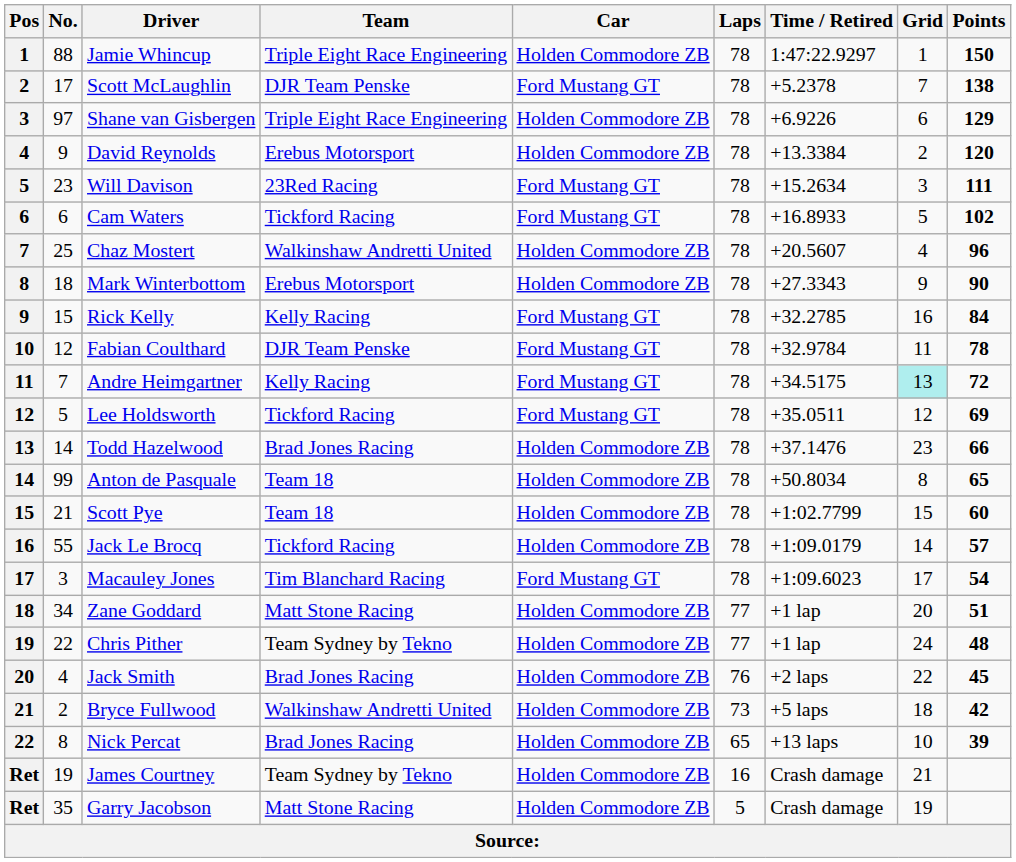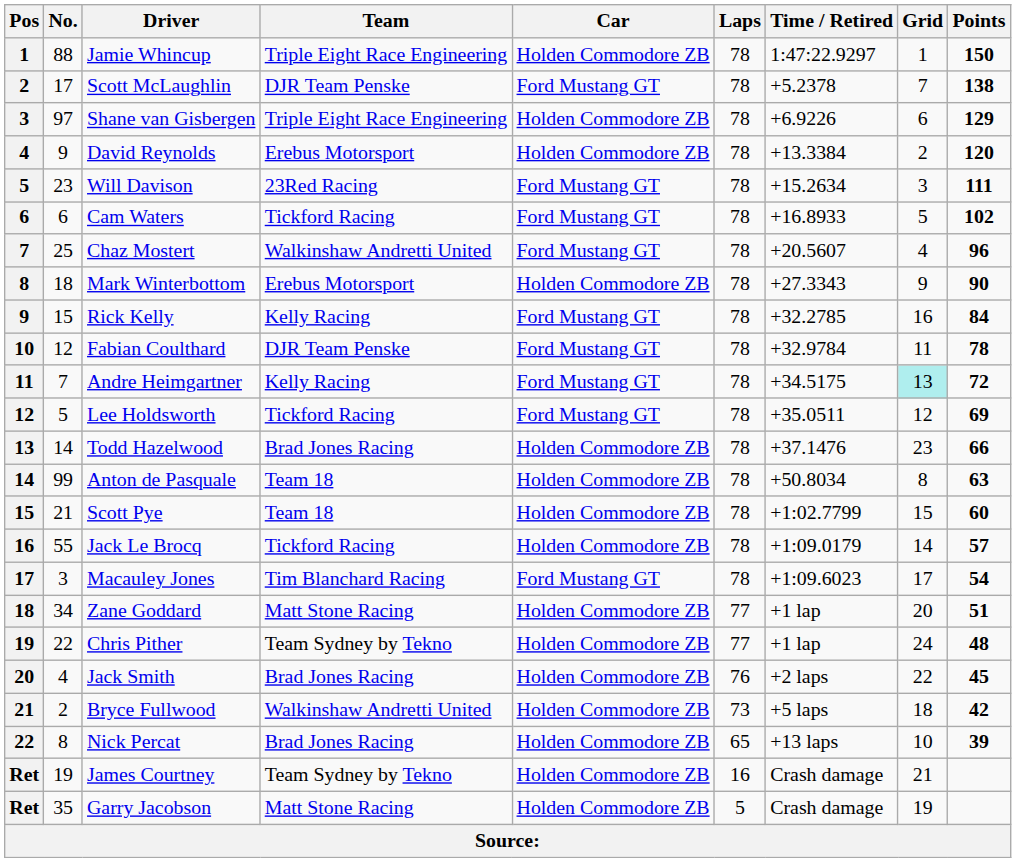(613, 250) Holden Commodore ZB -> (588, 250) Ford Mustang GT
(979, 480) 65 -> (979, 480) 63
